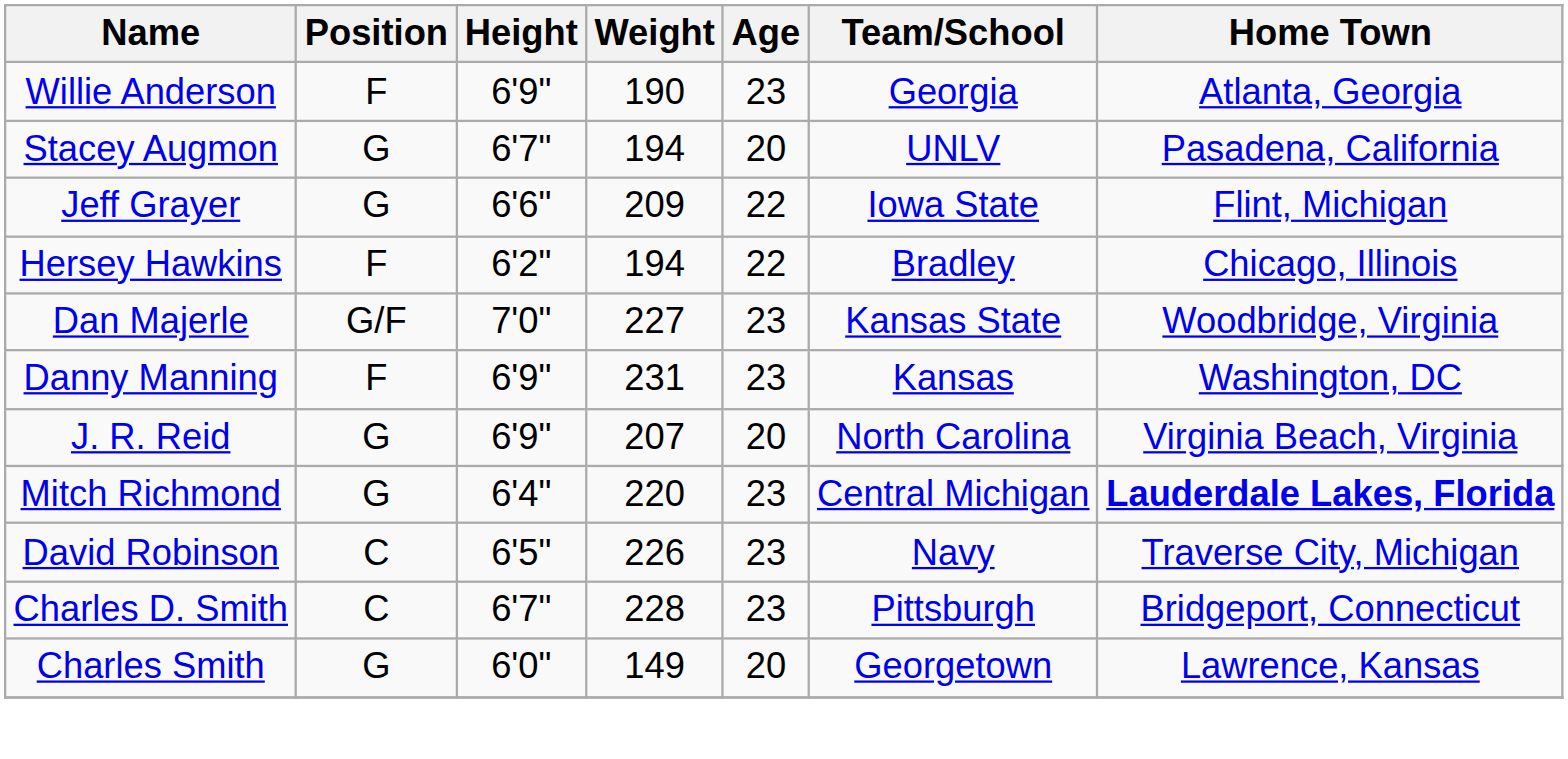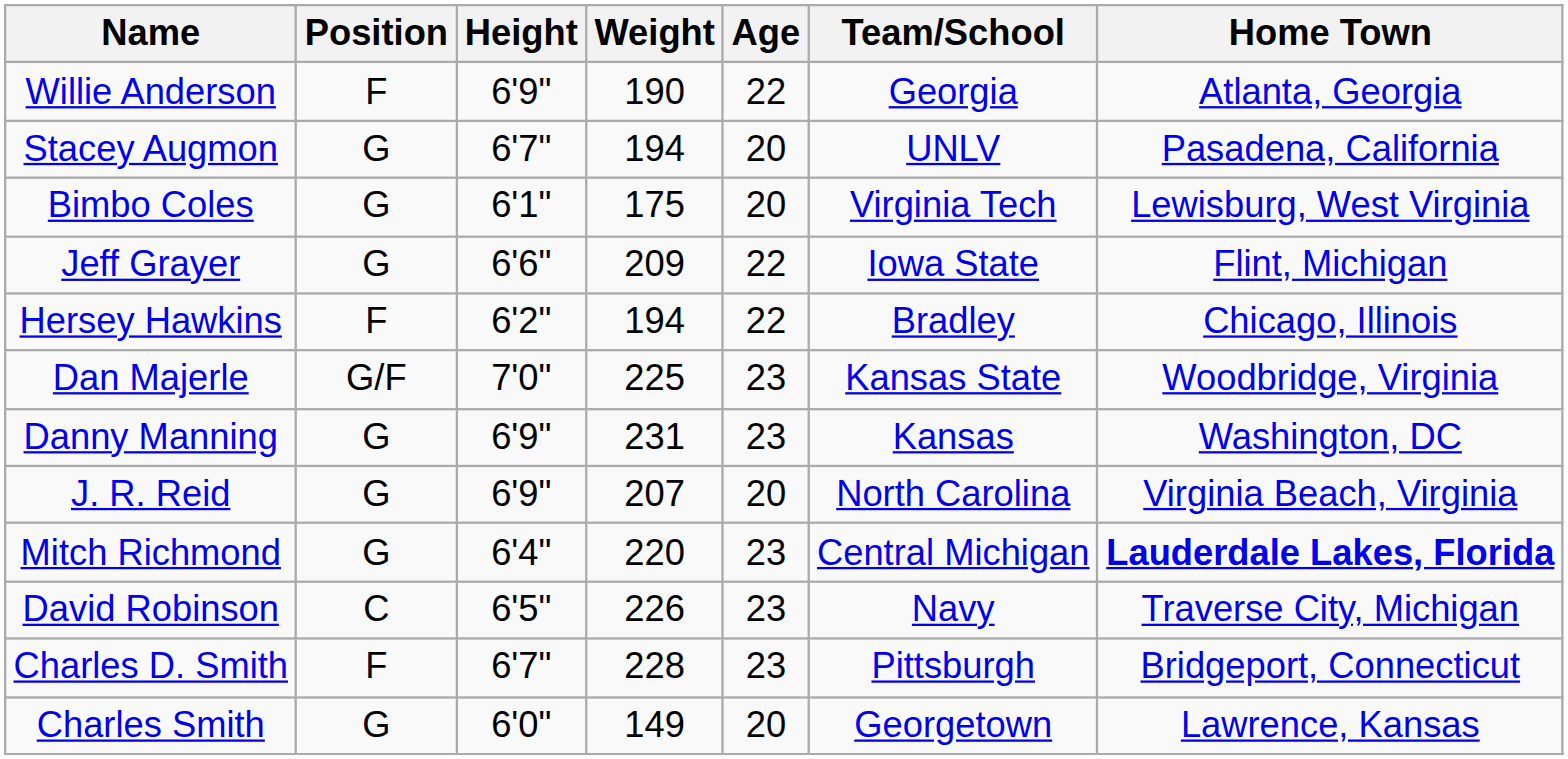(766, 90) 23 -> (766, 90) 22
+ row: (151, 206)
(655, 321) 227 -> (655, 378) 225
(376, 378) F -> (376, 436) G
(376, 609) C -> (376, 666) F
